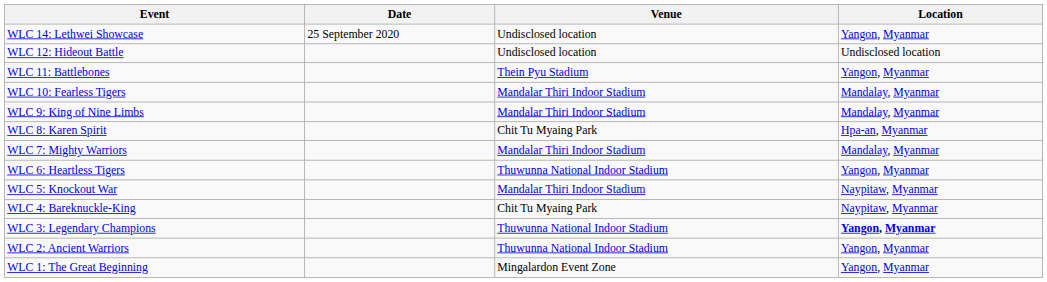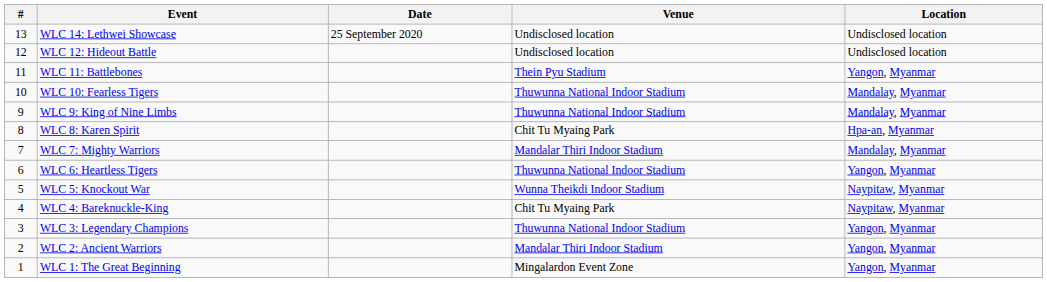+ column: (21, 14)
(885, 34) Yangon, Myanmar -> (897, 34) Undisclosed location
(571, 92) Mandalar Thiri Indoor Stadium -> (600, 92) Thuwunna National Indoor Stadium
(571, 112) Mandalar Thiri Indoor Stadium -> (600, 112) Thuwunna National Indoor Stadium
(571, 189) Mandalar Thiri Indoor Stadium -> (589, 189) Wunna Theikdi Indoor Stadium
(888, 228) bold -> (891, 228) normal
(583, 248) Thuwunna National Indoor Stadium -> (589, 248) Mandalar Thiri Indoor Stadium
